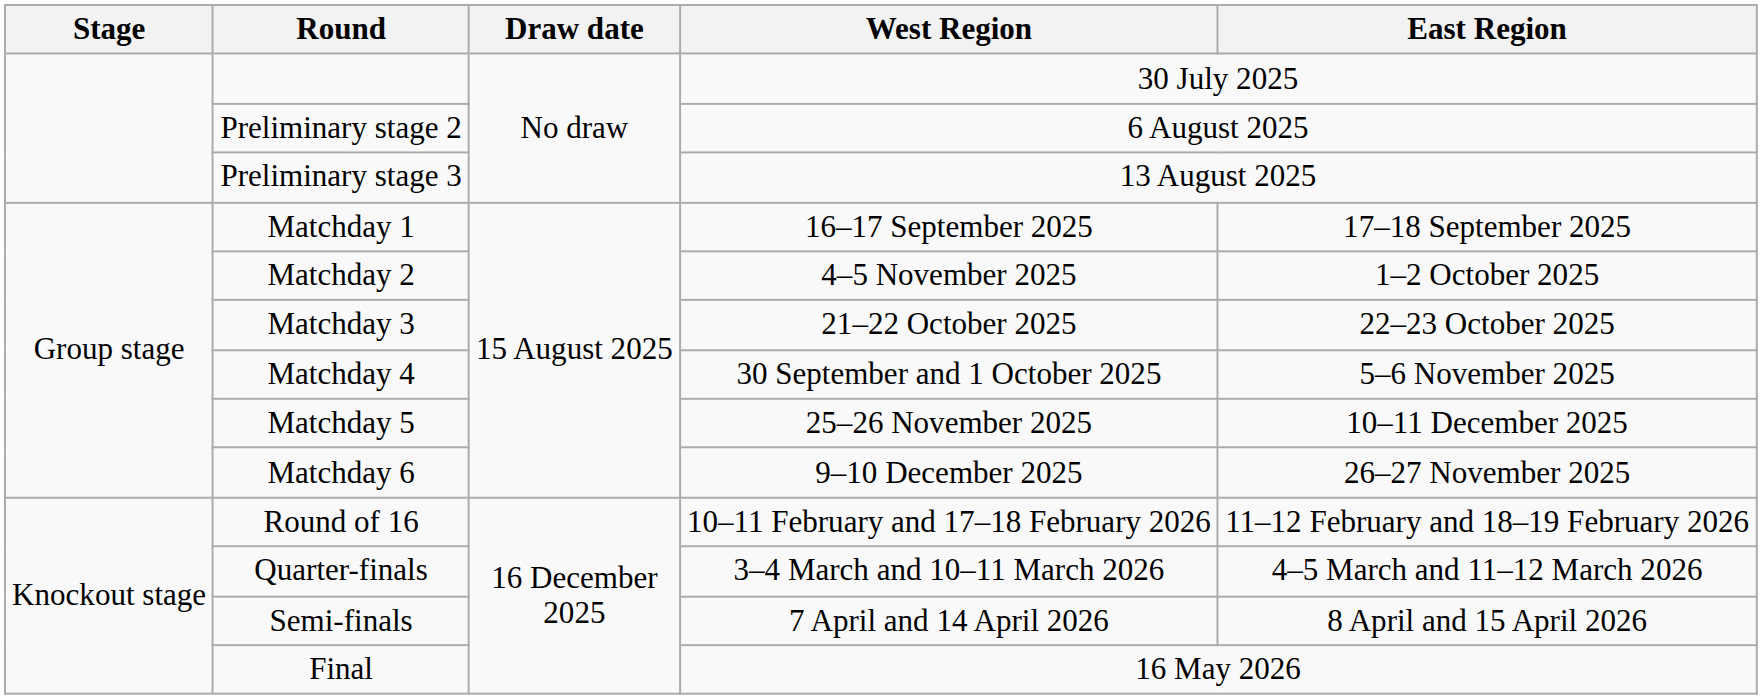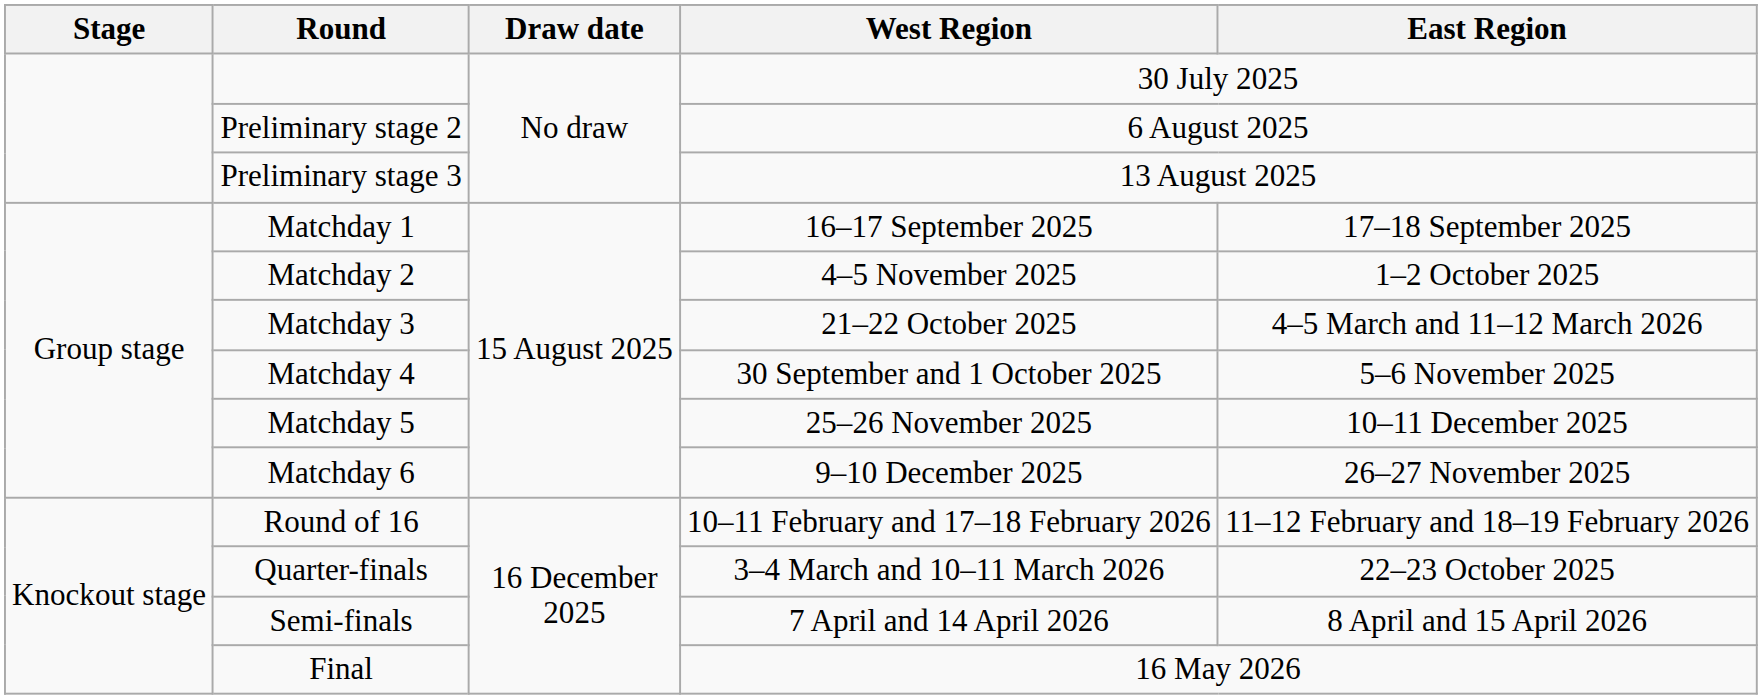(1487, 324) 22–23 October 2025 -> (1487, 324) 4–5 March and 11–12 March 2026
(1487, 570) 4–5 March and 11–12 March 2026 -> (1487, 570) 22–23 October 2025
